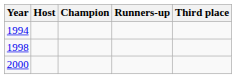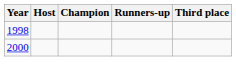- row: (18, 30)
